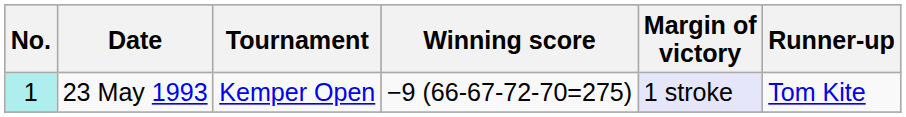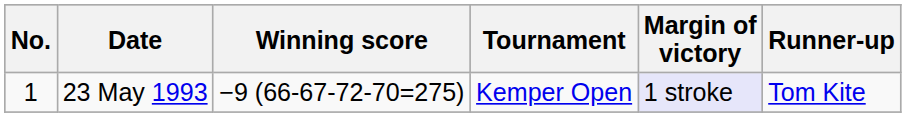columns swapped: (297, 39) <-> (510, 39)
(31, 93) paleturquoise background -> (31, 93) no background
